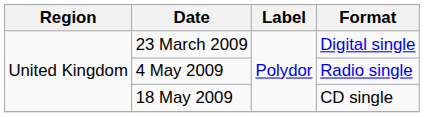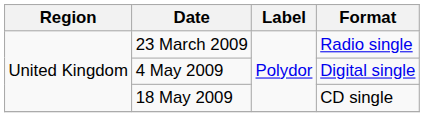(368, 44) Digital single -> (366, 44) Radio single
(366, 71) Radio single -> (368, 71) Digital single
